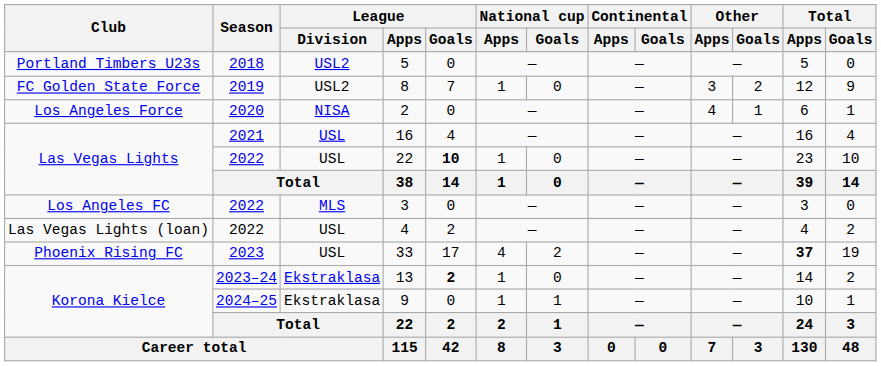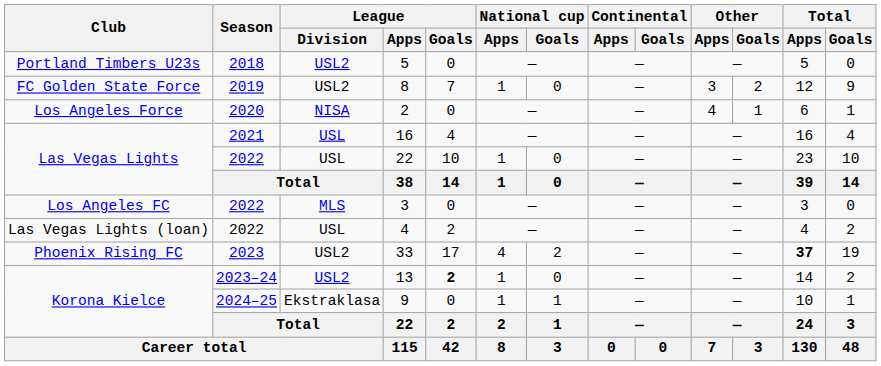(451, 159) bold -> (451, 159) normal
(332, 254) USL -> (332, 254) USL2
(332, 277) Ekstraklasa -> (332, 277) USL2
